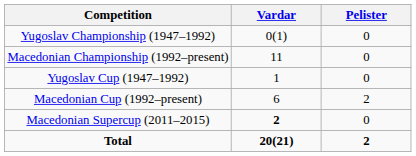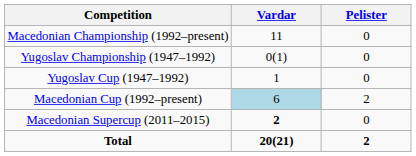rows swapped: (118, 36) <-> (118, 57)
(276, 99) no background -> (276, 99) lightblue background
